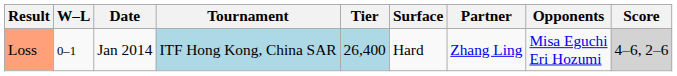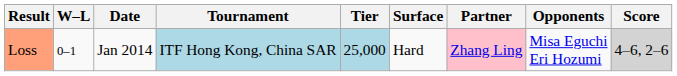(365, 49) 26,400 -> (365, 49) 25,000
(486, 49) no background -> (486, 49) pink background
